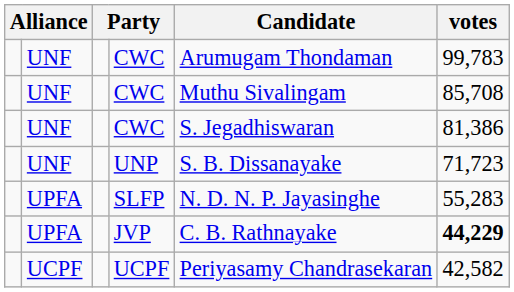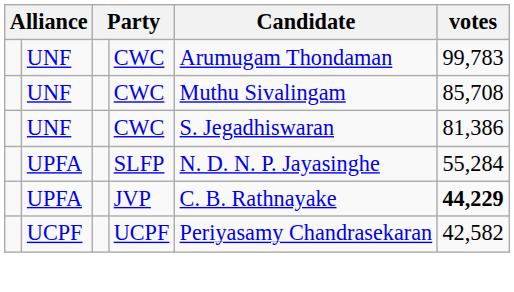- row: (49, 163)
(473, 198) 55,283 -> (473, 163) 55,284
